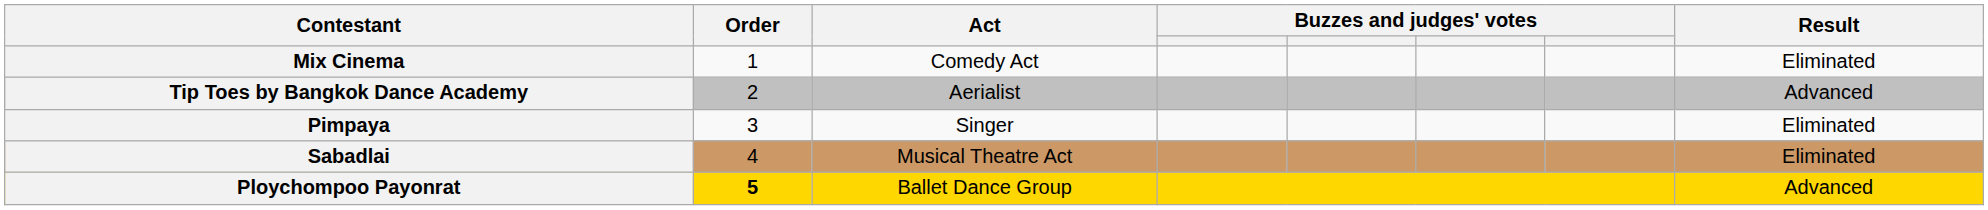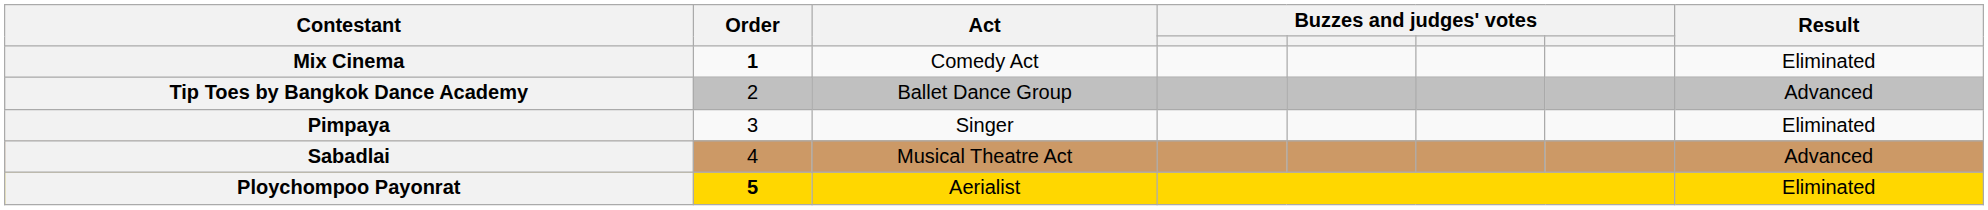(752, 61) normal -> (752, 61) bold
(985, 93) Aerialist -> (985, 93) Ballet Dance Group
(1829, 156) Eliminated -> (1829, 156) Advanced
(985, 188) Ballet Dance Group -> (985, 188) Aerialist
(1829, 188) Advanced -> (1829, 188) Eliminated
